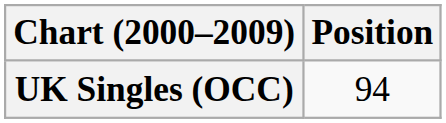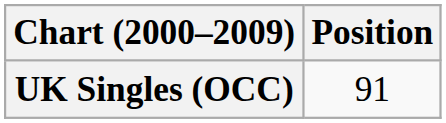(372, 88) 94 -> (372, 88) 91
